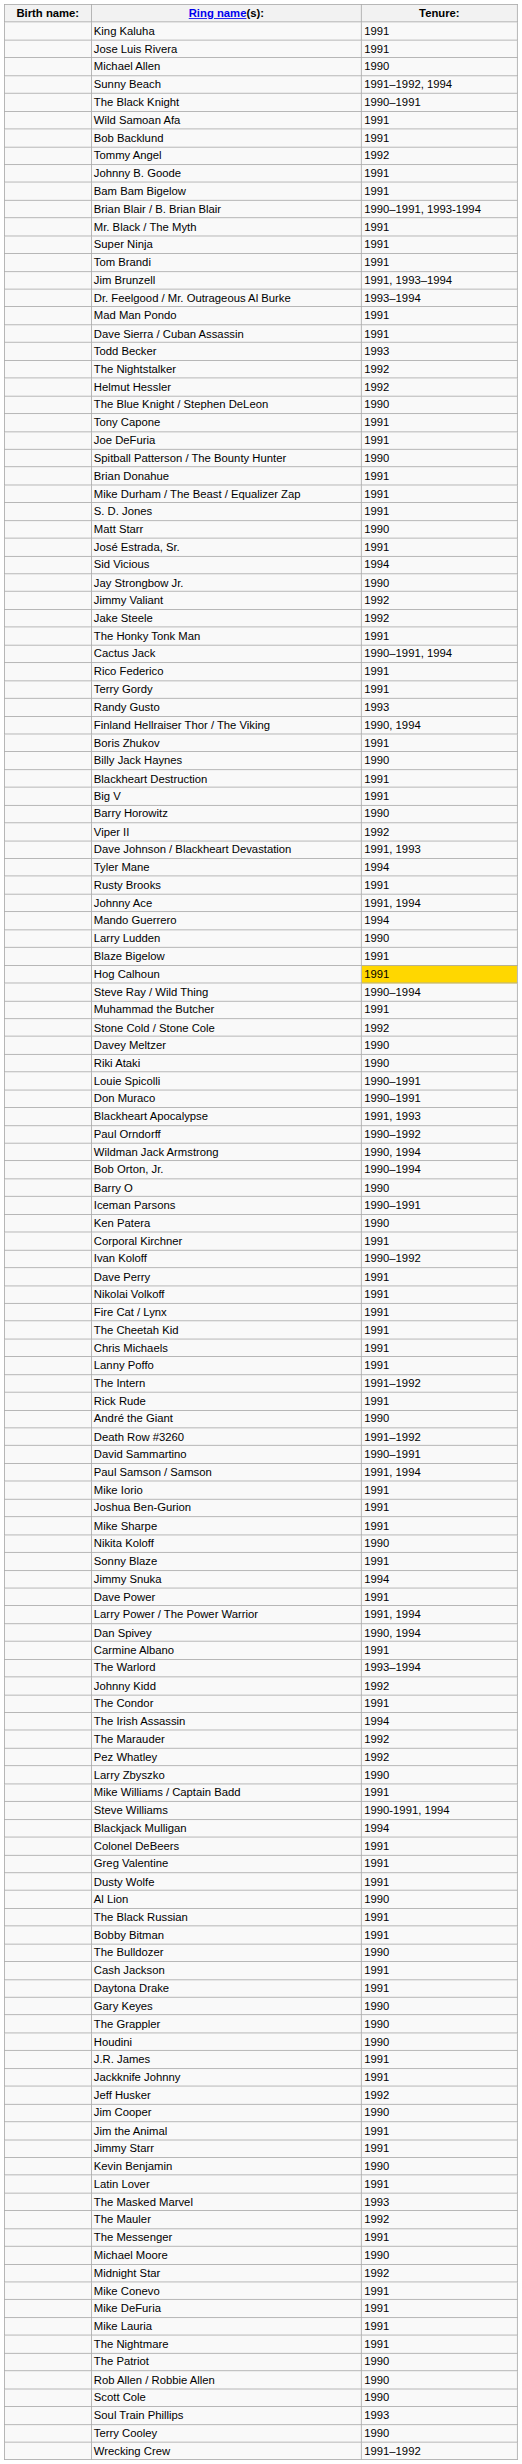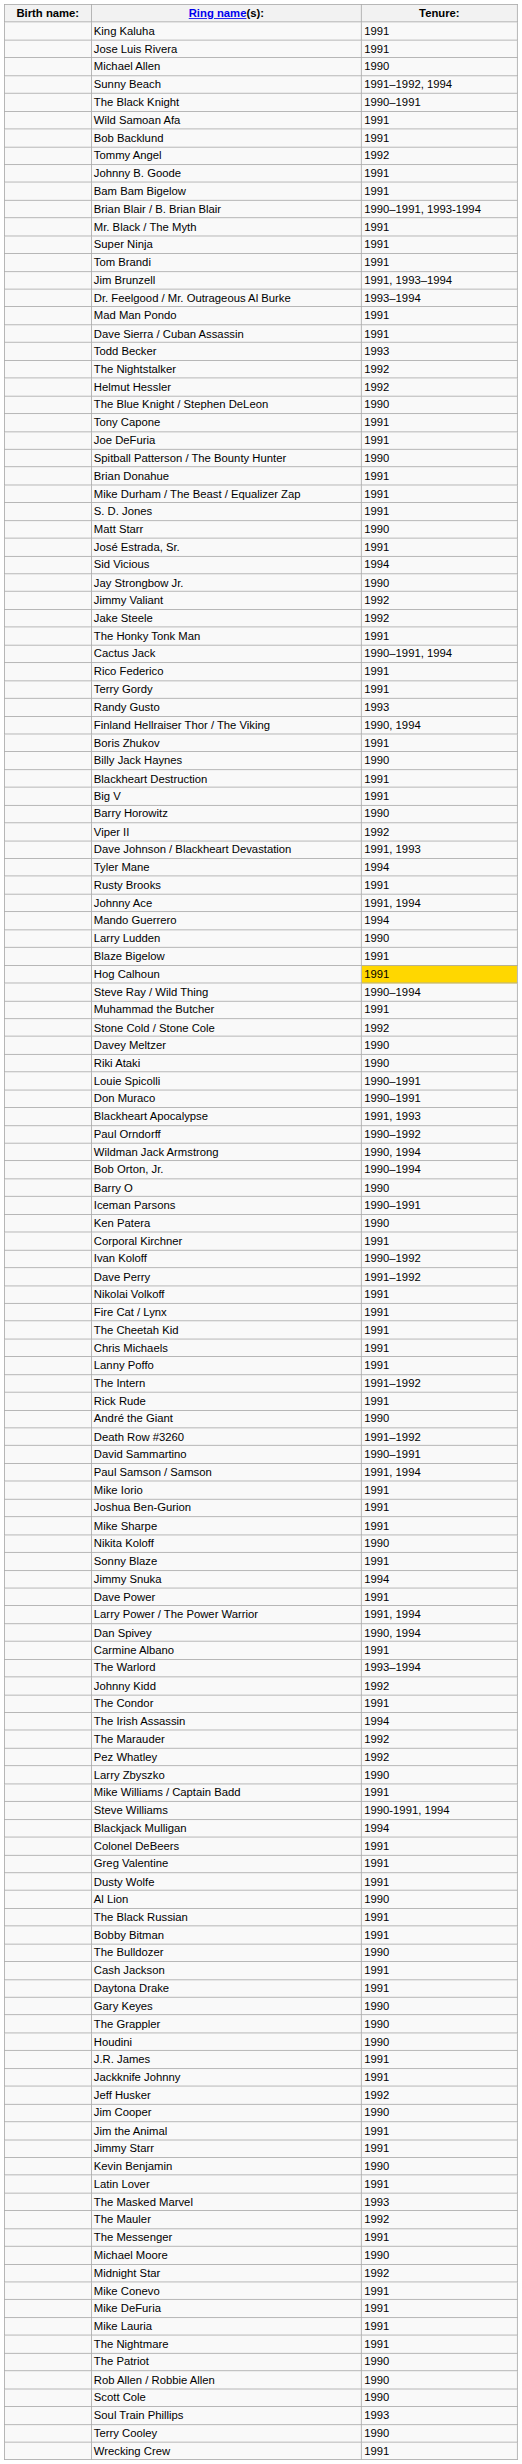(377, 1276) 1991 -> (392, 1276) 1991–1992
(392, 2451) 1991–1992 -> (377, 2451) 1991
